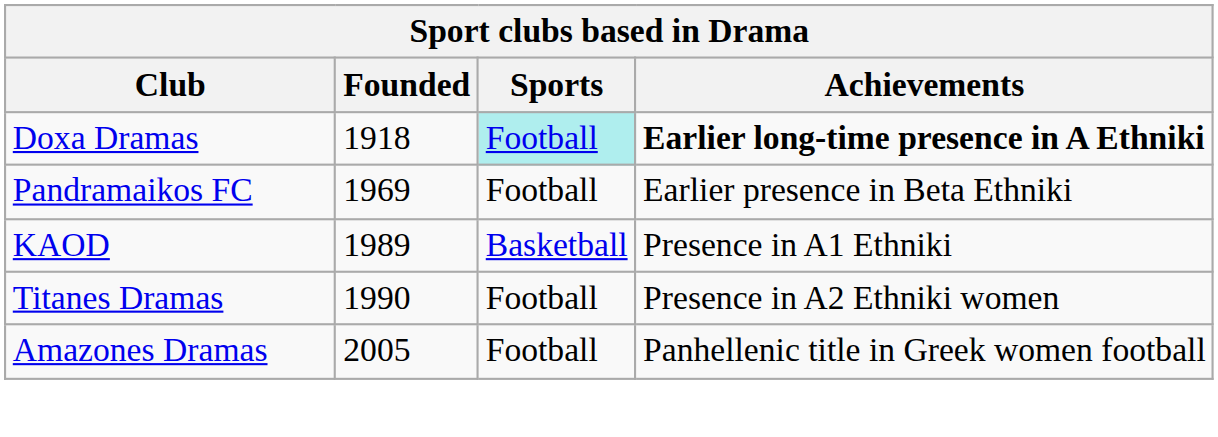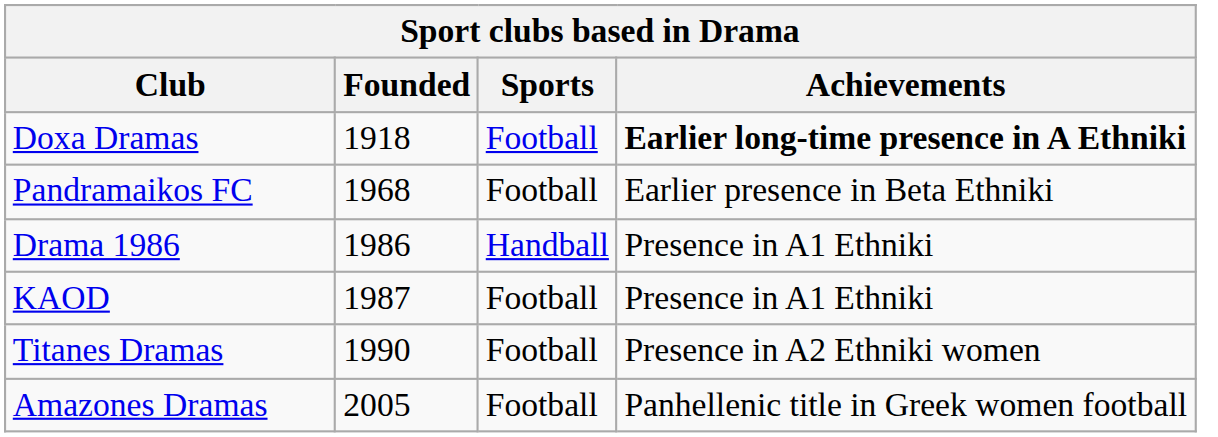(542, 137) paleturquoise background -> (542, 137) no background
(377, 191) 1969 -> (377, 191) 1968
+ row: (96, 244)
(377, 244) 1989 -> (377, 297) 1987
(557, 244) Basketball -> (542, 297) Football
